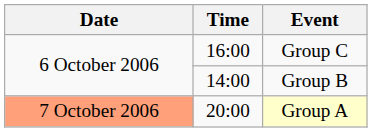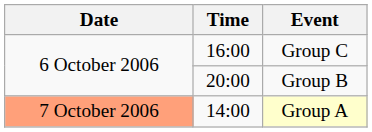(228, 80) 14:00 -> (228, 80) 20:00
(228, 111) 20:00 -> (228, 111) 14:00
